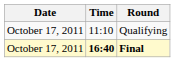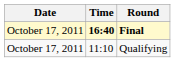rows swapped: (143, 30) <-> (132, 48)
